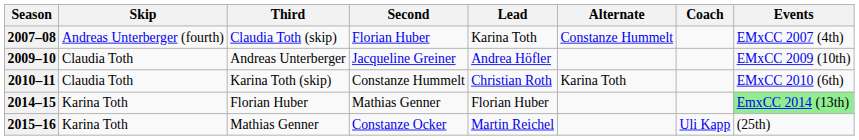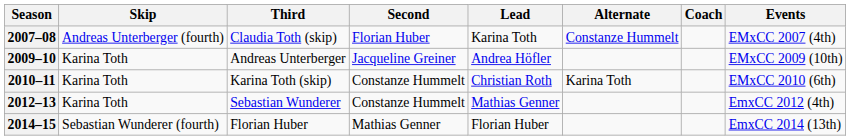(98, 59) Claudia Toth -> (95, 59) Karina Toth
(98, 80) Claudia Toth -> (95, 80) Karina Toth
+ row: (32, 102)
(95, 102) Karina Toth -> (140, 124) Sebastian Wunderer (fourth)
(793, 102) lightgreen background -> (785, 124) no background
- row: (32, 124)
